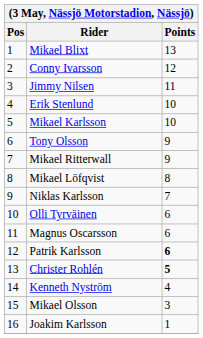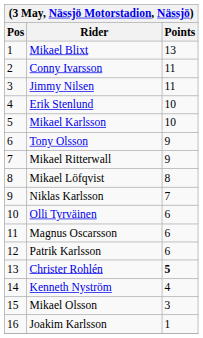(170, 68) 12 -> (170, 68) 11
(167, 251) bold -> (167, 251) normal
